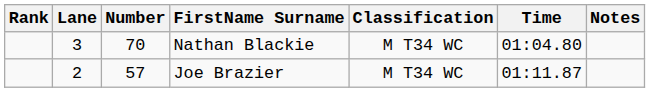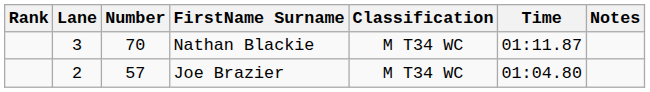(542, 46) 01:04.80 -> (542, 46) 01:11.87
(542, 73) 01:11.87 -> (542, 73) 01:04.80
